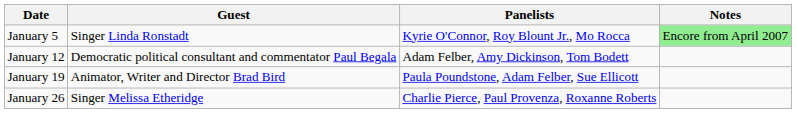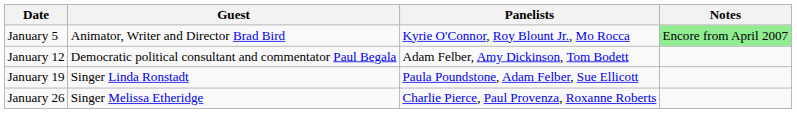(130, 35) Singer Linda Ronstadt -> (178, 35) Animator, Writer and Director Brad Bird
(178, 77) Animator, Writer and Director Brad Bird -> (130, 77) Singer Linda Ronstadt
